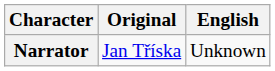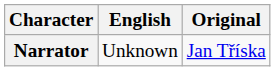columns swapped: (142, 19) <-> (228, 19)
